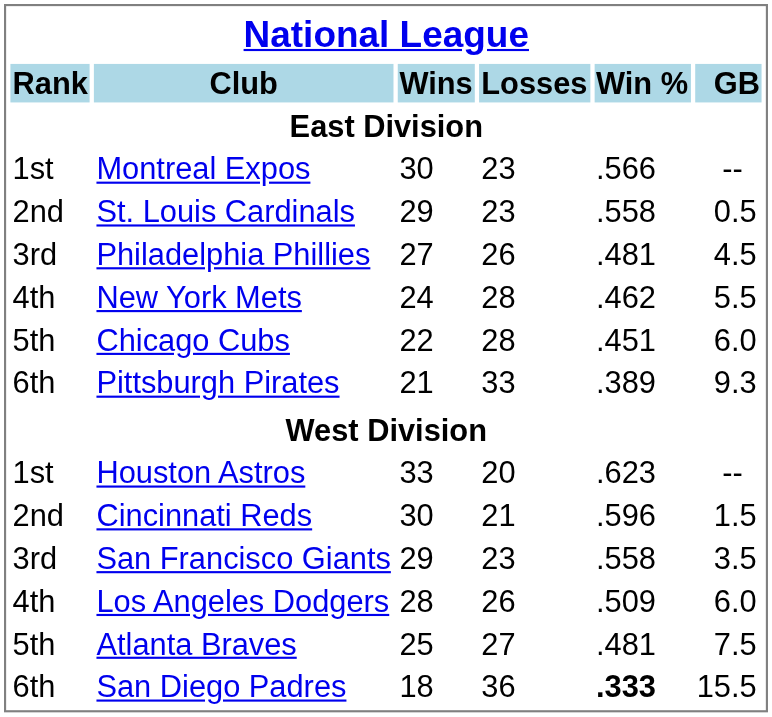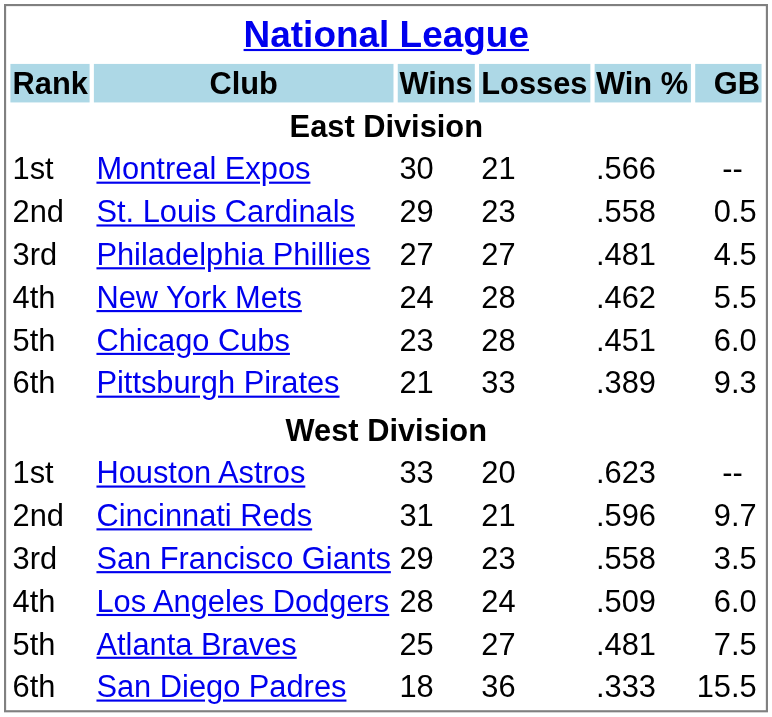(498, 169) 23 -> (498, 169) 21
(498, 254) 26 -> (498, 254) 27
(417, 340) 22 -> (417, 340) 23
(417, 515) 30 -> (417, 515) 31
(727, 515) 1.5 -> (727, 515) 9.7
(498, 601) 26 -> (498, 601) 24
(626, 687) bold -> (626, 687) normal
